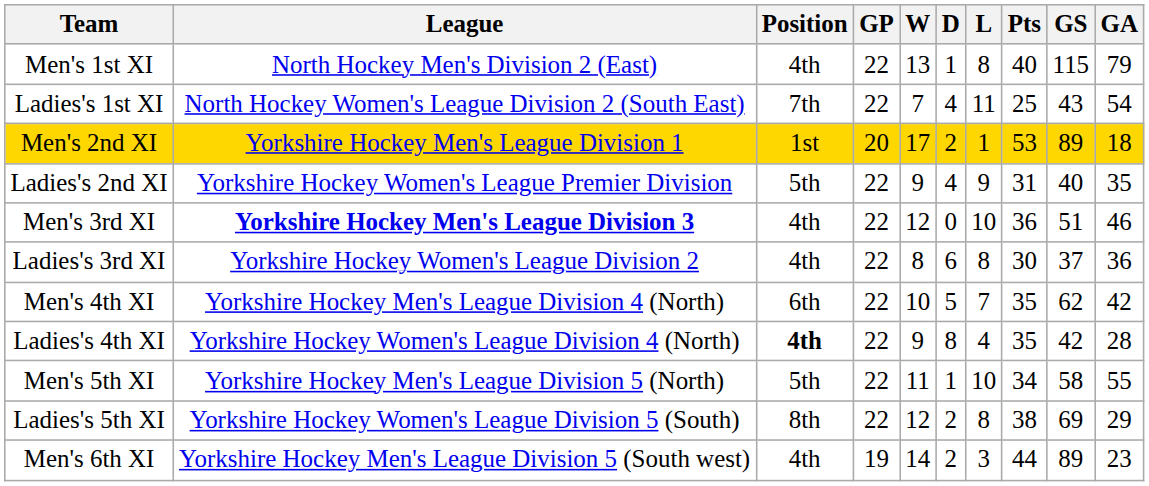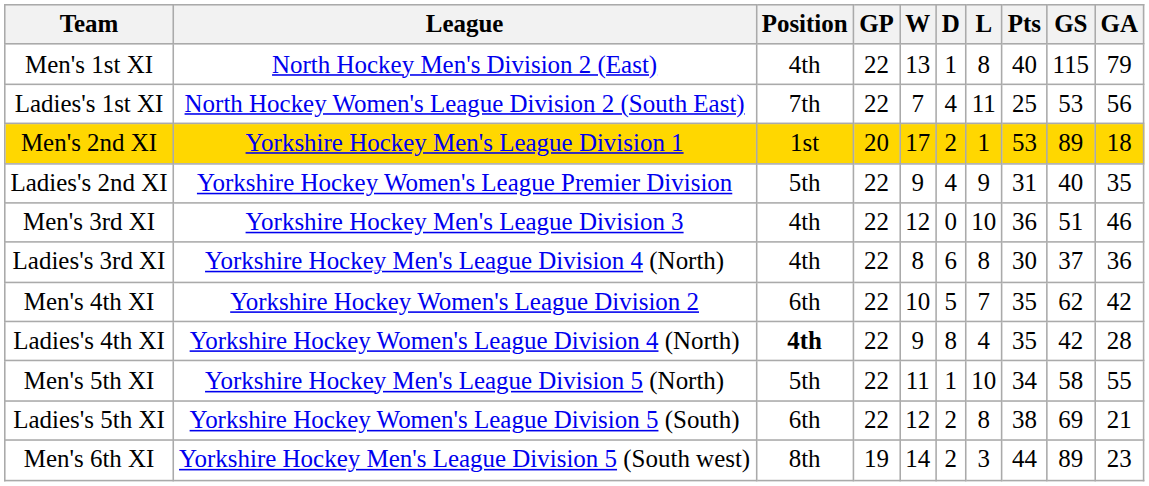(1071, 103) 43 -> (1071, 103) 53
(1119, 103) 54 -> (1119, 103) 56
(465, 222) bold -> (465, 222) normal
(465, 261) Yorkshire Hockey Women's League Division 2 -> (465, 261) Yorkshire Hockey Men's League Division 4 (North)
(465, 301) Yorkshire Hockey Men's League Division 4 (North) -> (465, 301) Yorkshire Hockey Women's League Division 2
(805, 420) 8th -> (805, 420) 6th
(1119, 420) 29 -> (1119, 420) 21
(805, 459) 4th -> (805, 459) 8th
